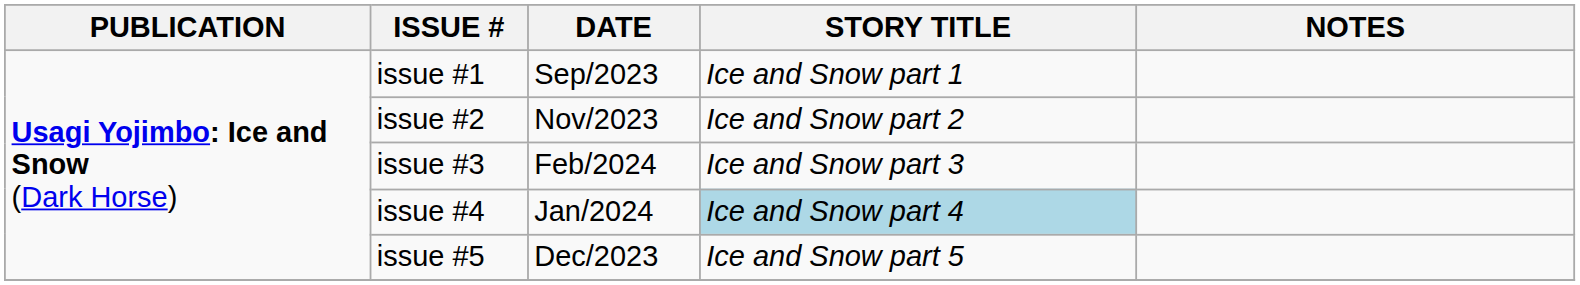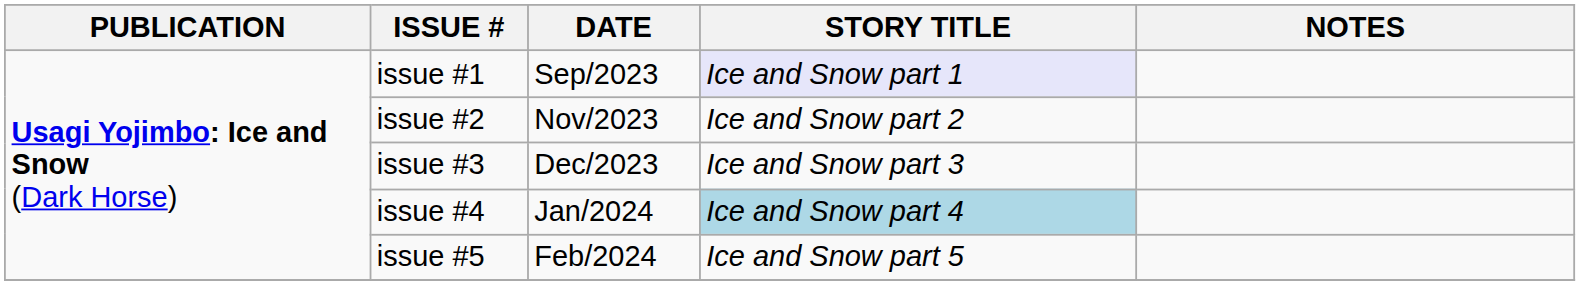(835, 73) no background -> (835, 73) lavender background
(595, 165) Feb/2024 -> (596, 165) Dec/2023
(596, 257) Dec/2023 -> (595, 257) Feb/2024
